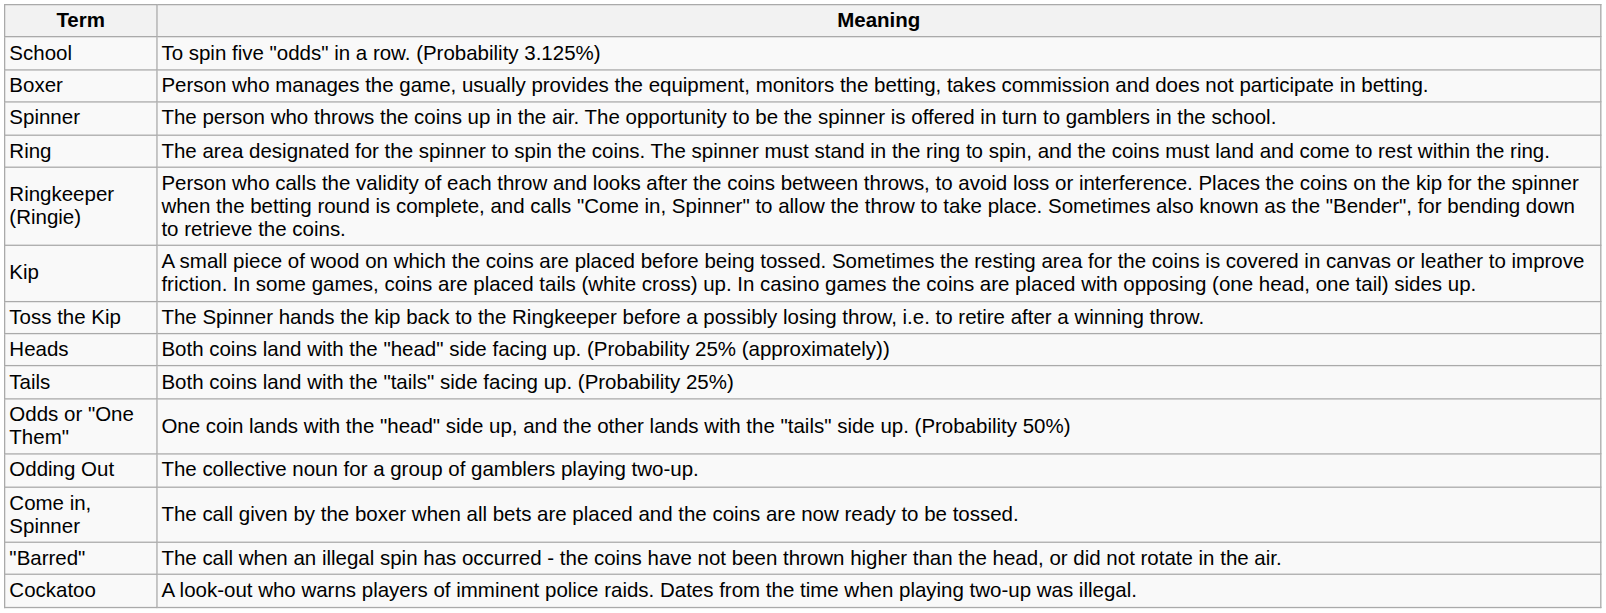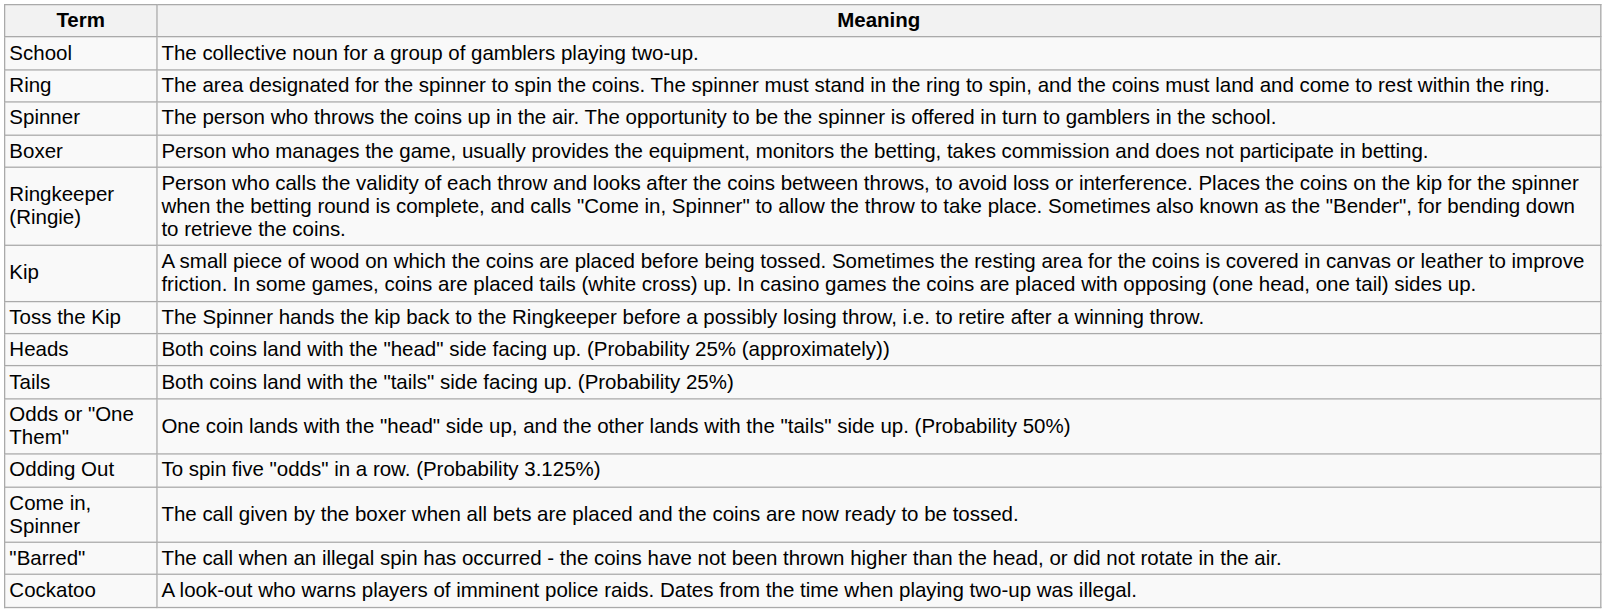(381, 53) To spin five "odds" in a row. (Probability 3.125%) -> (430, 53) The collective noun for a group of gamblers playing two-up.
rows swapped: (30, 150) <-> (36, 85)
(430, 470) The collective noun for a group of gamblers playing two-up. -> (381, 470) To spin five "odds" in a row. (Probability 3.125%)
